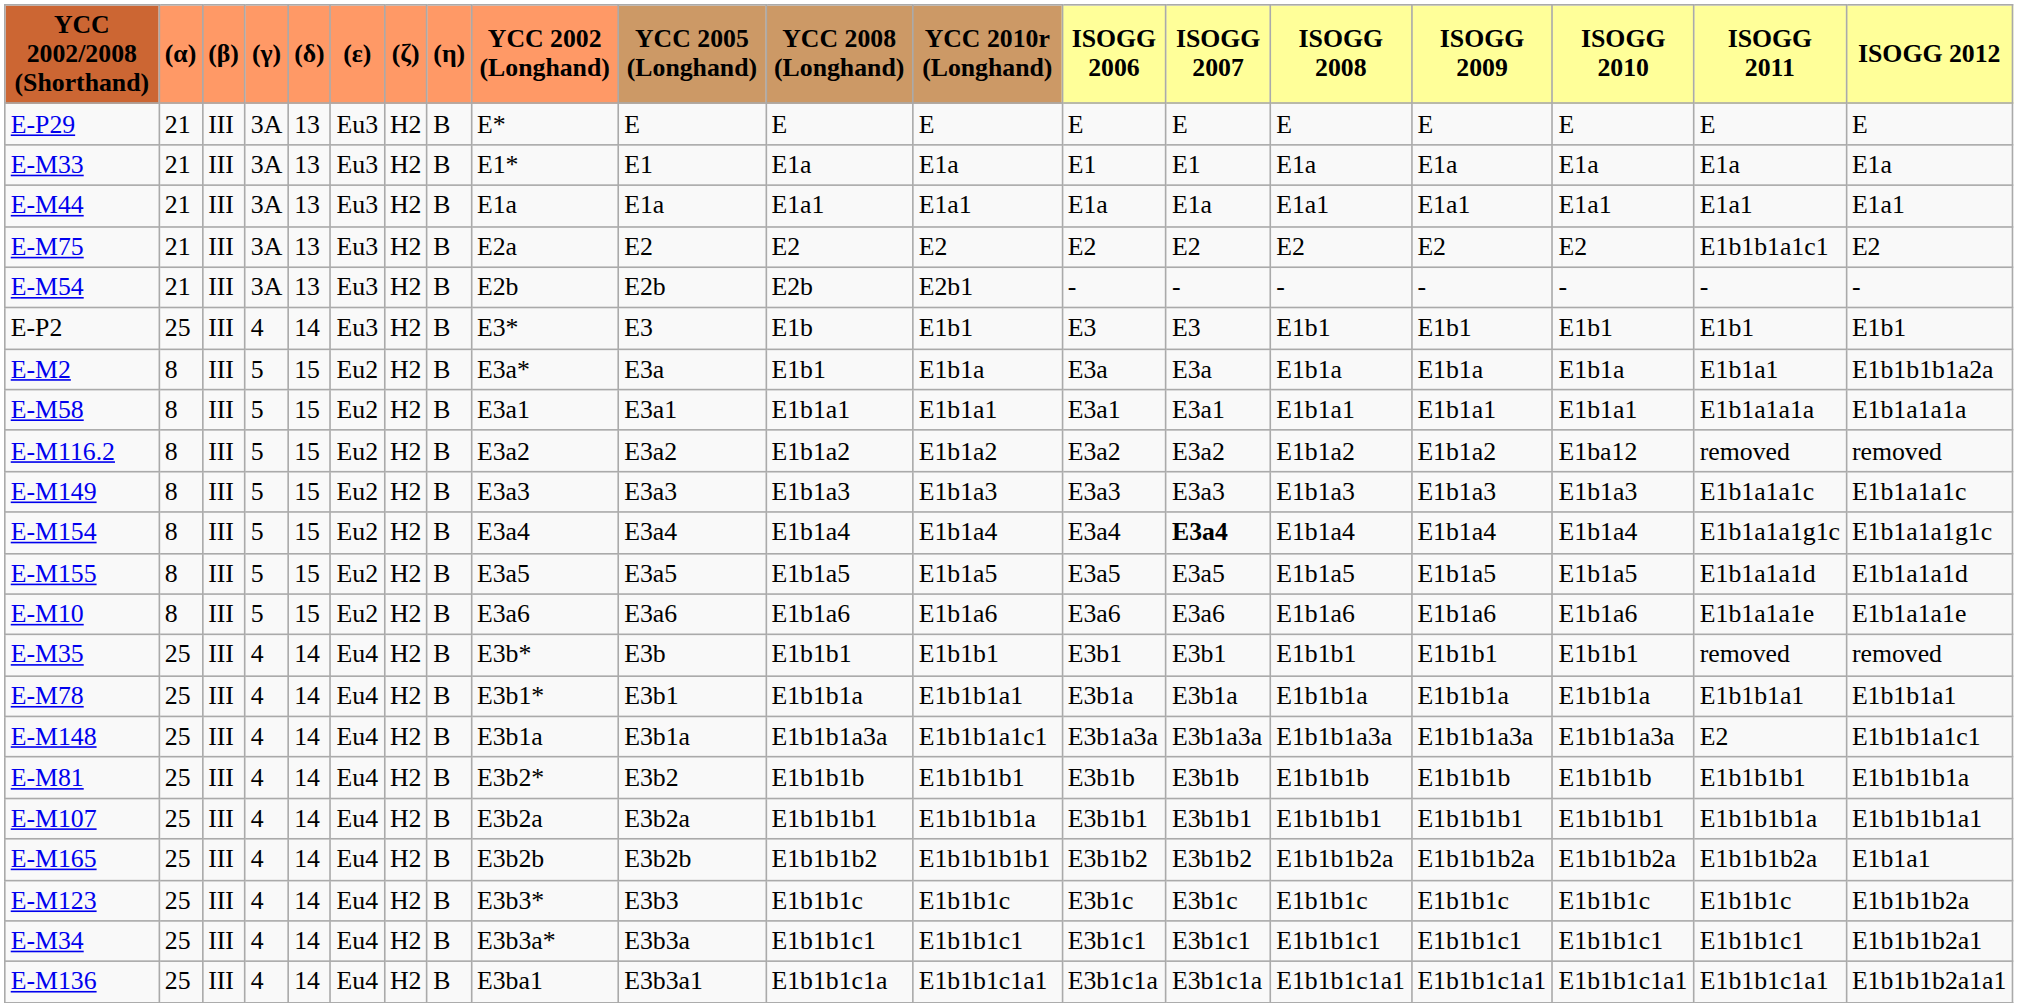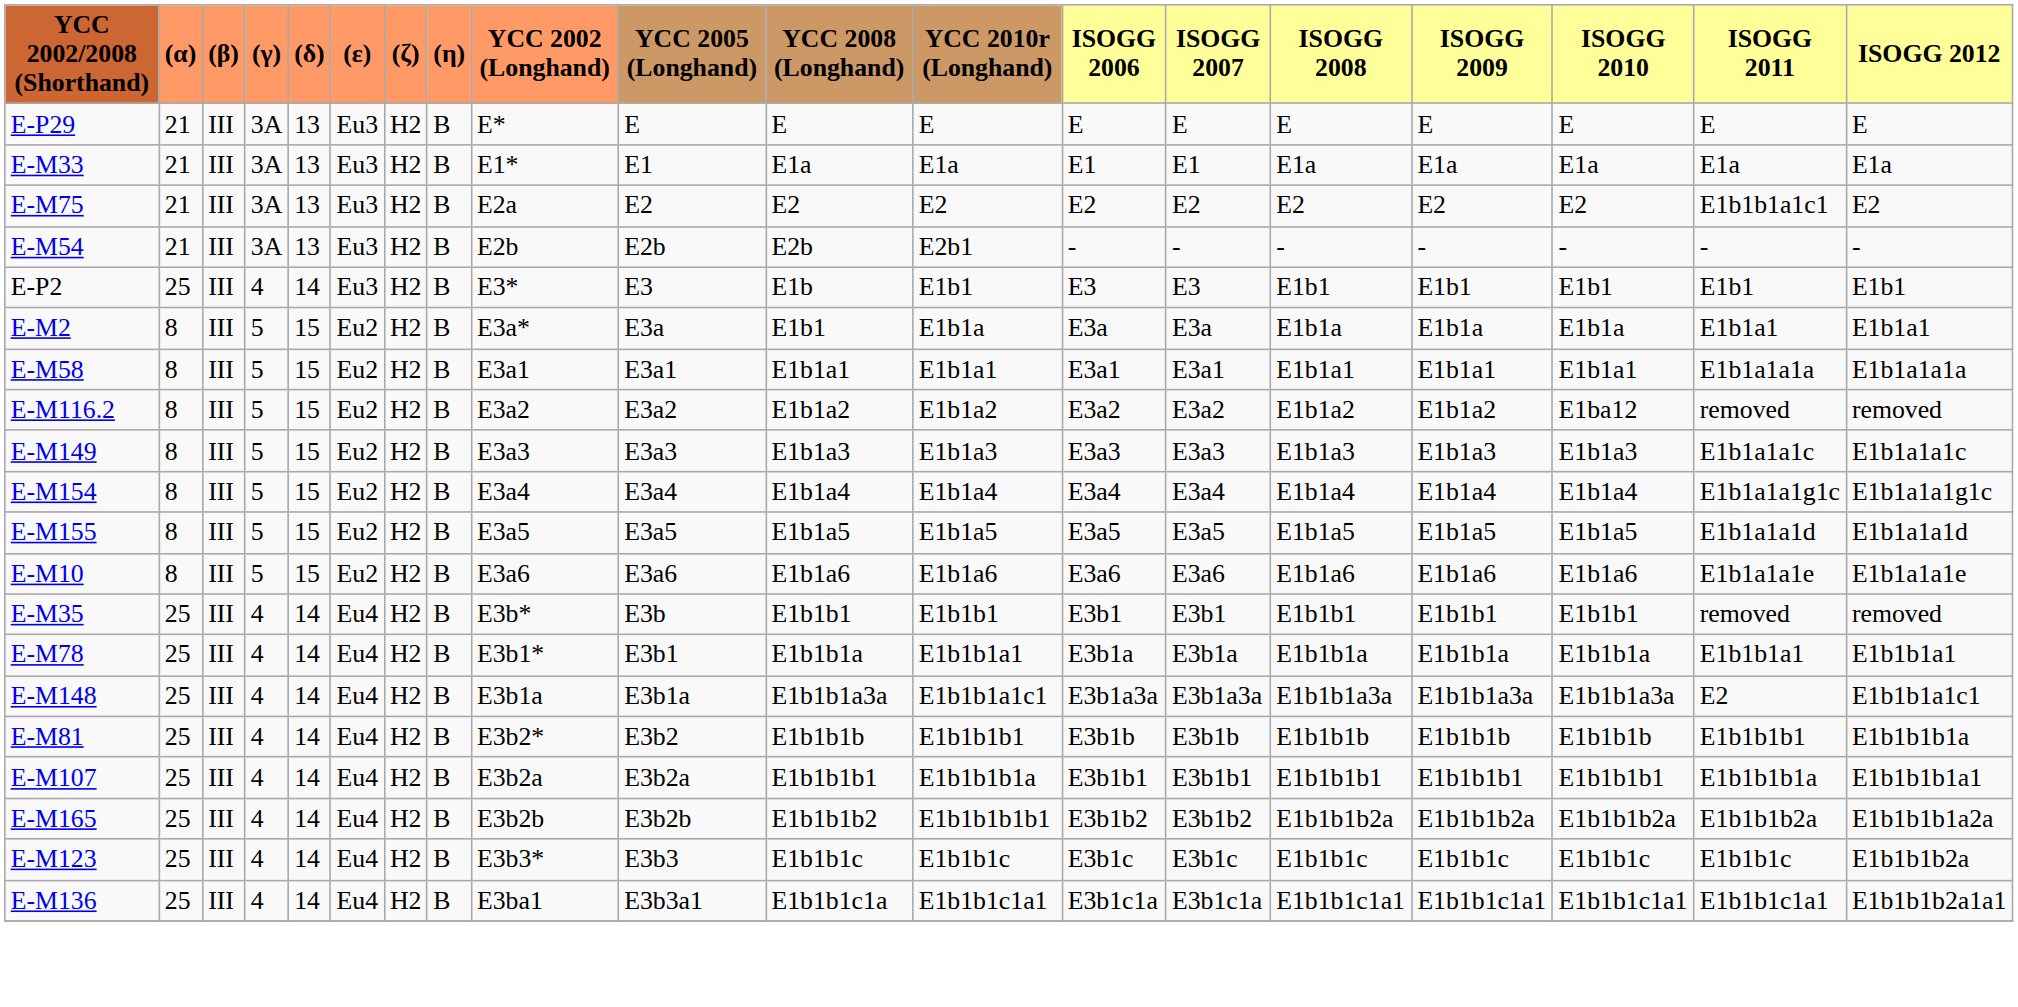- row: (47, 205)
(1923, 368) E1b1b1b1a2a -> (1891, 328) E1b1a1
(1200, 532) bold -> (1198, 491) normal
(1891, 859) E1b1a1 -> (1923, 818) E1b1b1b1a2a
- row: (47, 940)
